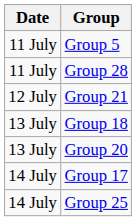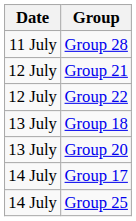- row: (92, 44)
+ row: (96, 96)
